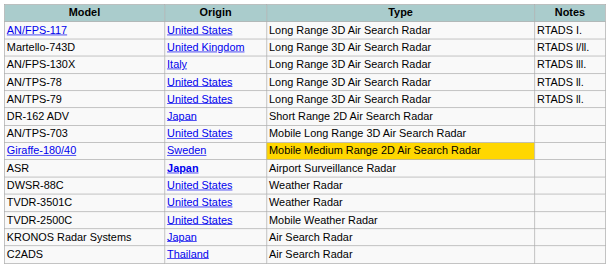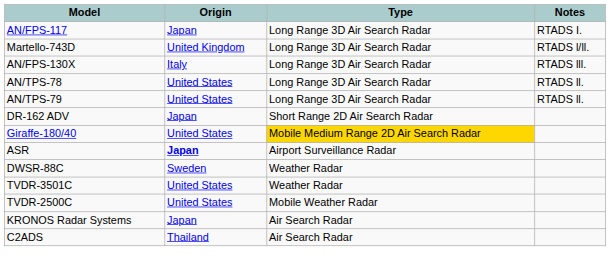(200, 30) United States -> (182, 30) Japan
- row: (37, 133)
(187, 151) Sweden -> (200, 133) United States
(200, 185) United States -> (187, 168) Sweden
